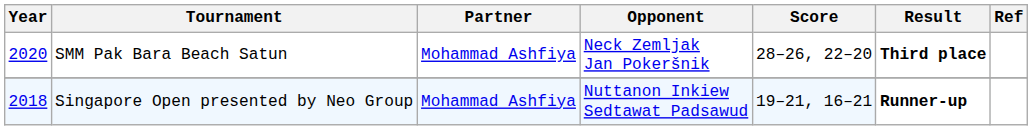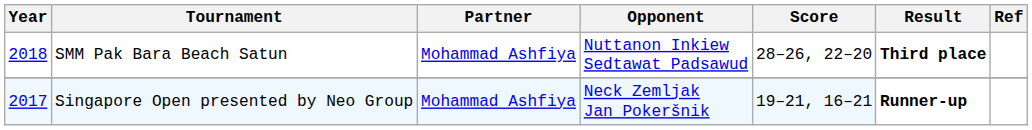(28, 55) 2020 -> (28, 55) 2018
(647, 55) Neck Zemljak Jan Pokeršnik -> (666, 55) Nuttanon Inkiew Sedtawat Padsawud
(28, 101) 2018 -> (28, 101) 2017
(666, 101) Nuttanon Inkiew Sedtawat Padsawud -> (647, 101) Neck Zemljak Jan Pokeršnik
